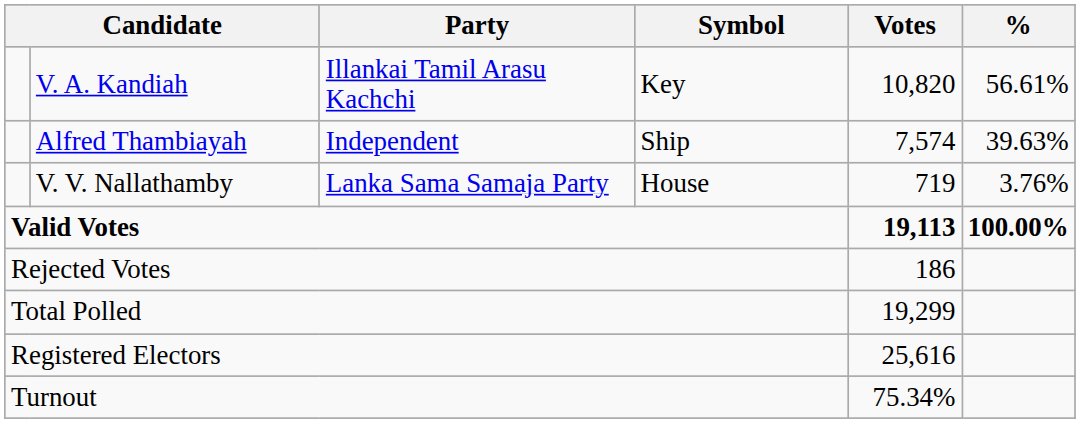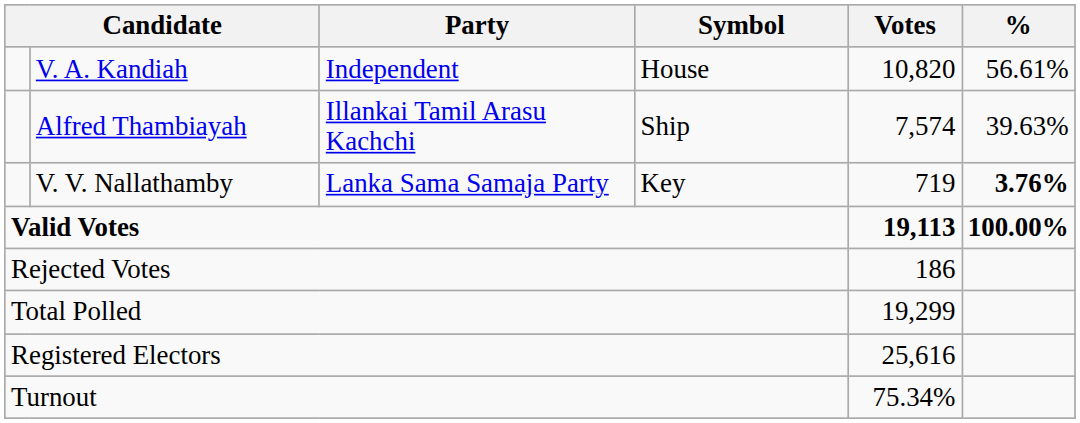(436, 83) Illankai Tamil Arasu Kachchi -> (392, 68) Independent
(663, 83) Key -> (675, 68) House
(392, 141) Independent -> (436, 126) Illankai Tamil Arasu Kachchi
(675, 183) House -> (663, 183) Key
(1034, 183) normal -> (1032, 183) bold
